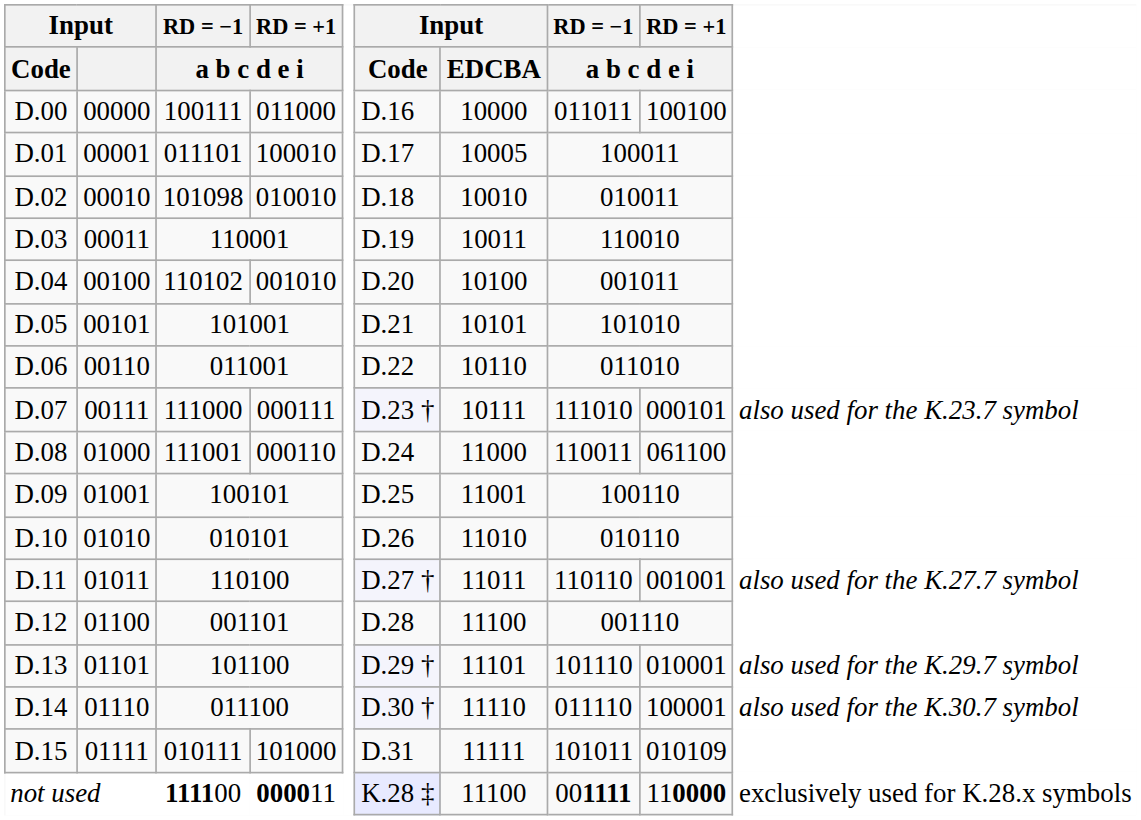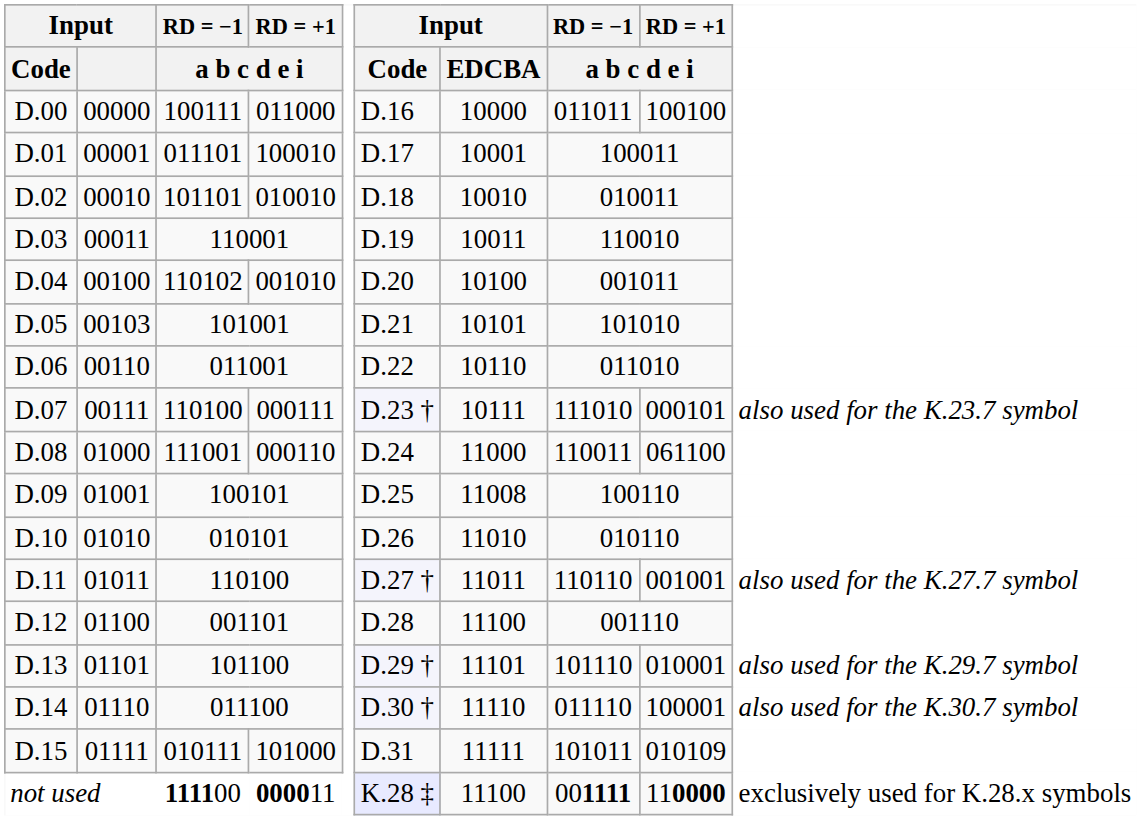(494, 153) 10005 -> (493, 153) 10001
(203, 196) 101098 -> (203, 196) 101101
(117, 324) 00101 -> (117, 324) 00103
(203, 409) 111000 -> (203, 409) 110100
(494, 494) 11001 -> (493, 494) 11008
